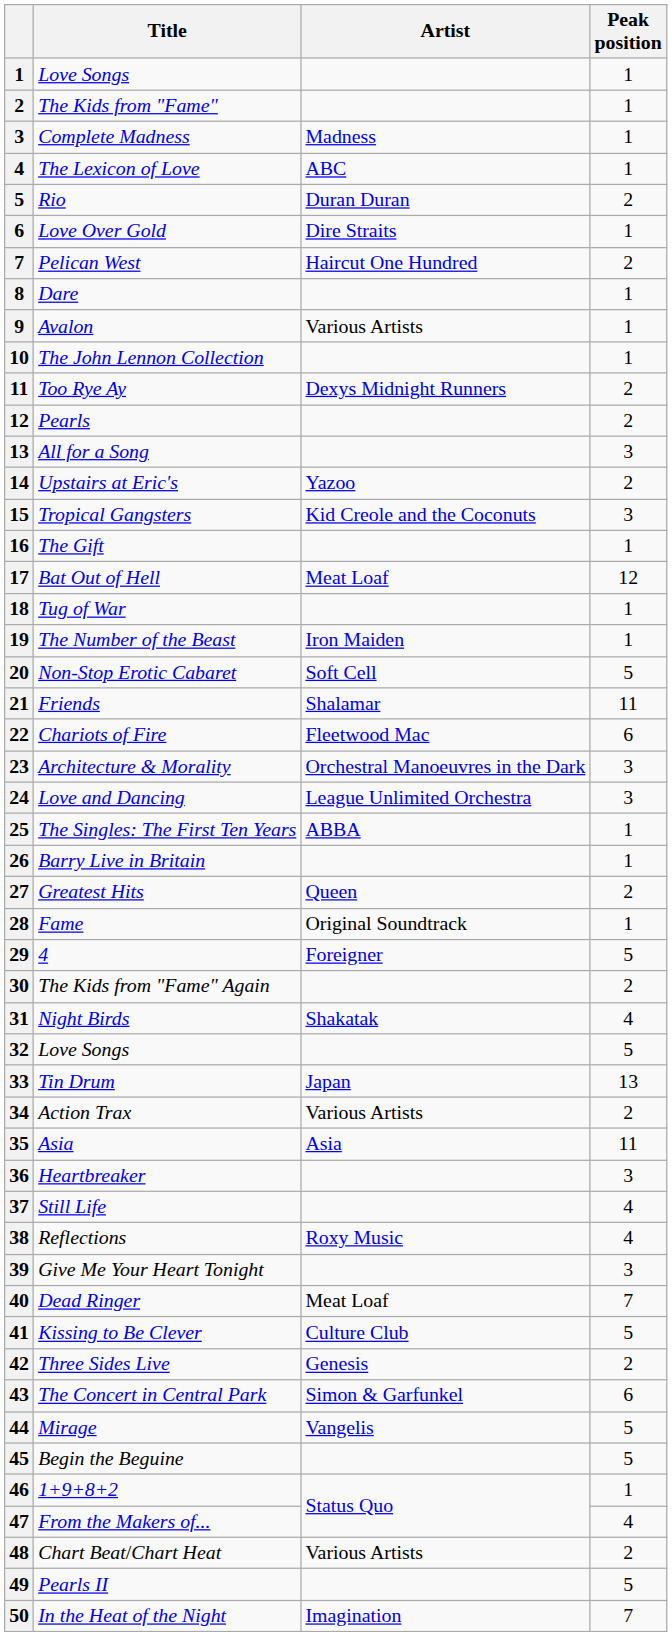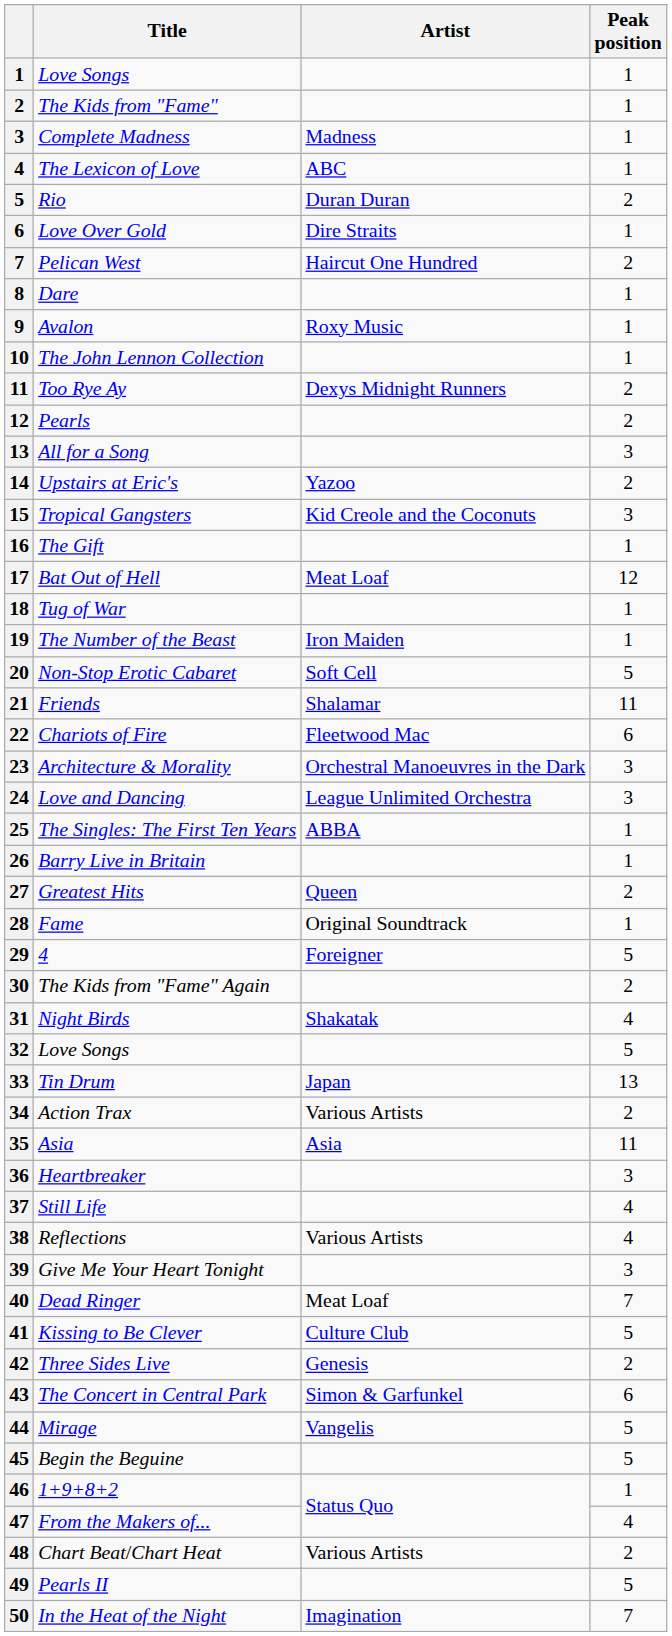(364, 325) Various Artists -> (354, 325) Roxy Music
(354, 1238) Roxy Music -> (364, 1238) Various Artists
